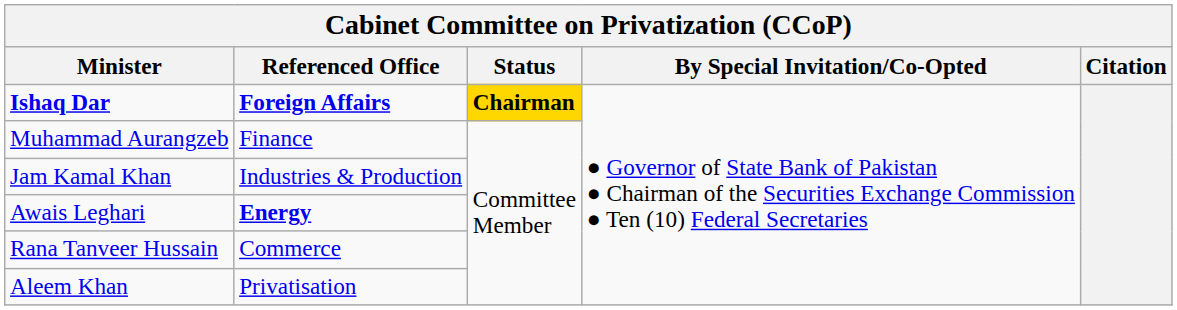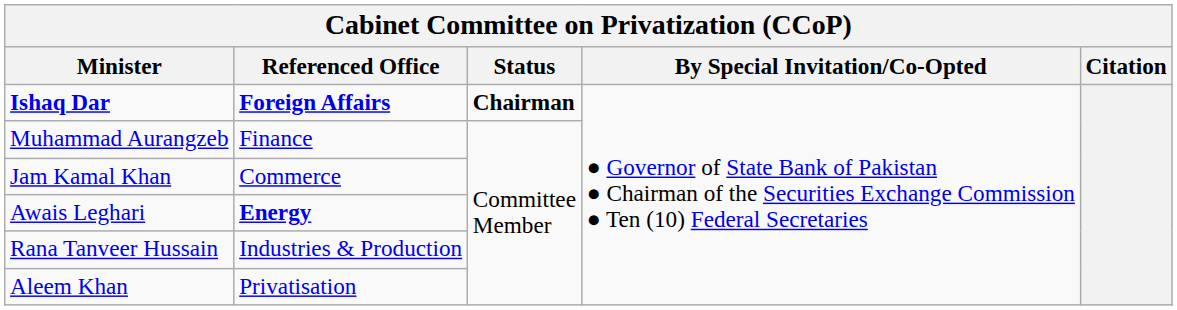(524, 102) gold background -> (524, 102) no background
(351, 175) Industries & Production -> (290, 175) Commerce
(290, 249) Commerce -> (351, 249) Industries & Production
